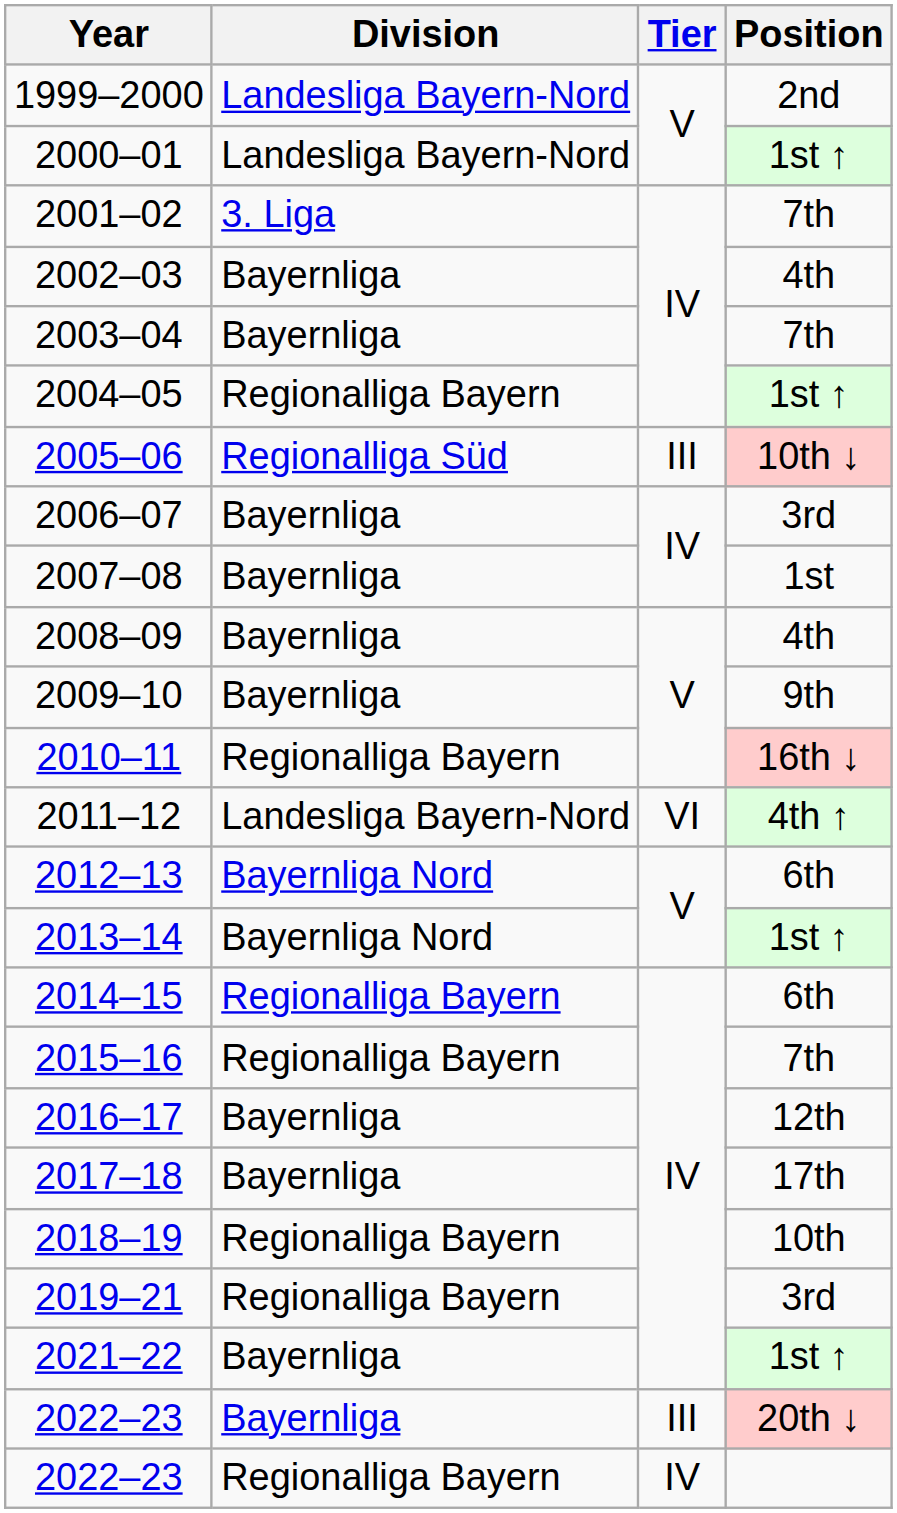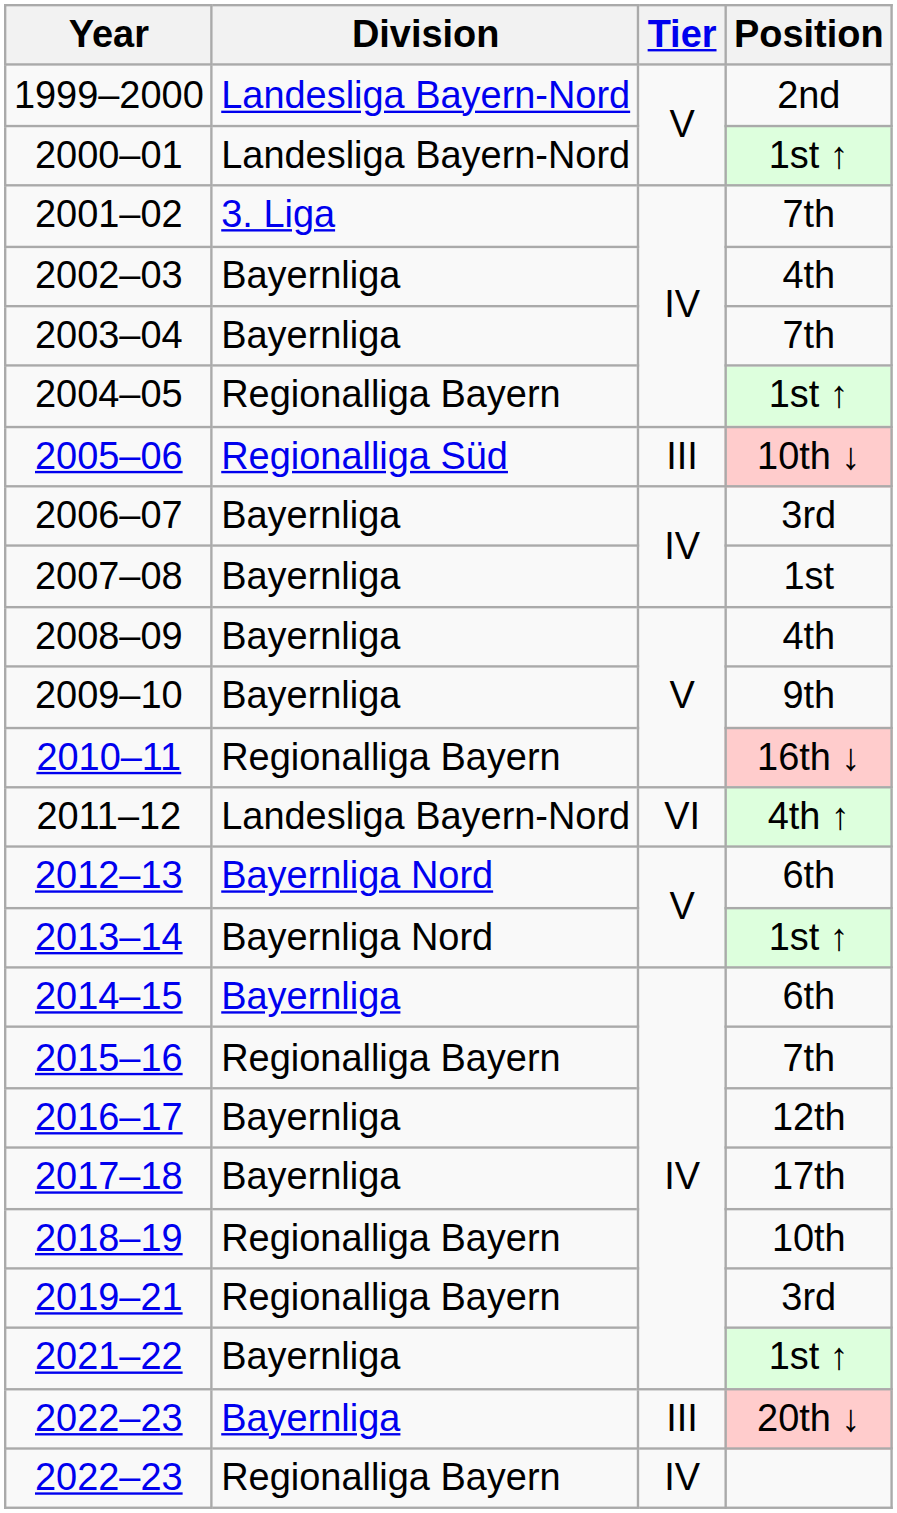(391, 996) Regionalliga Bayern -> (311, 996) Bayernliga
